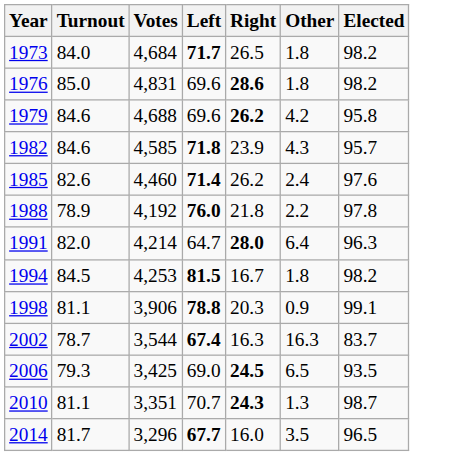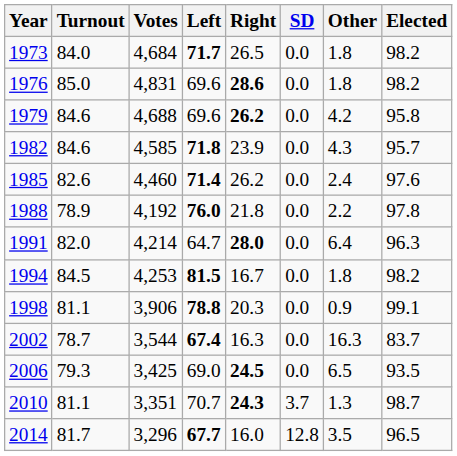+ column: (302, 20)
